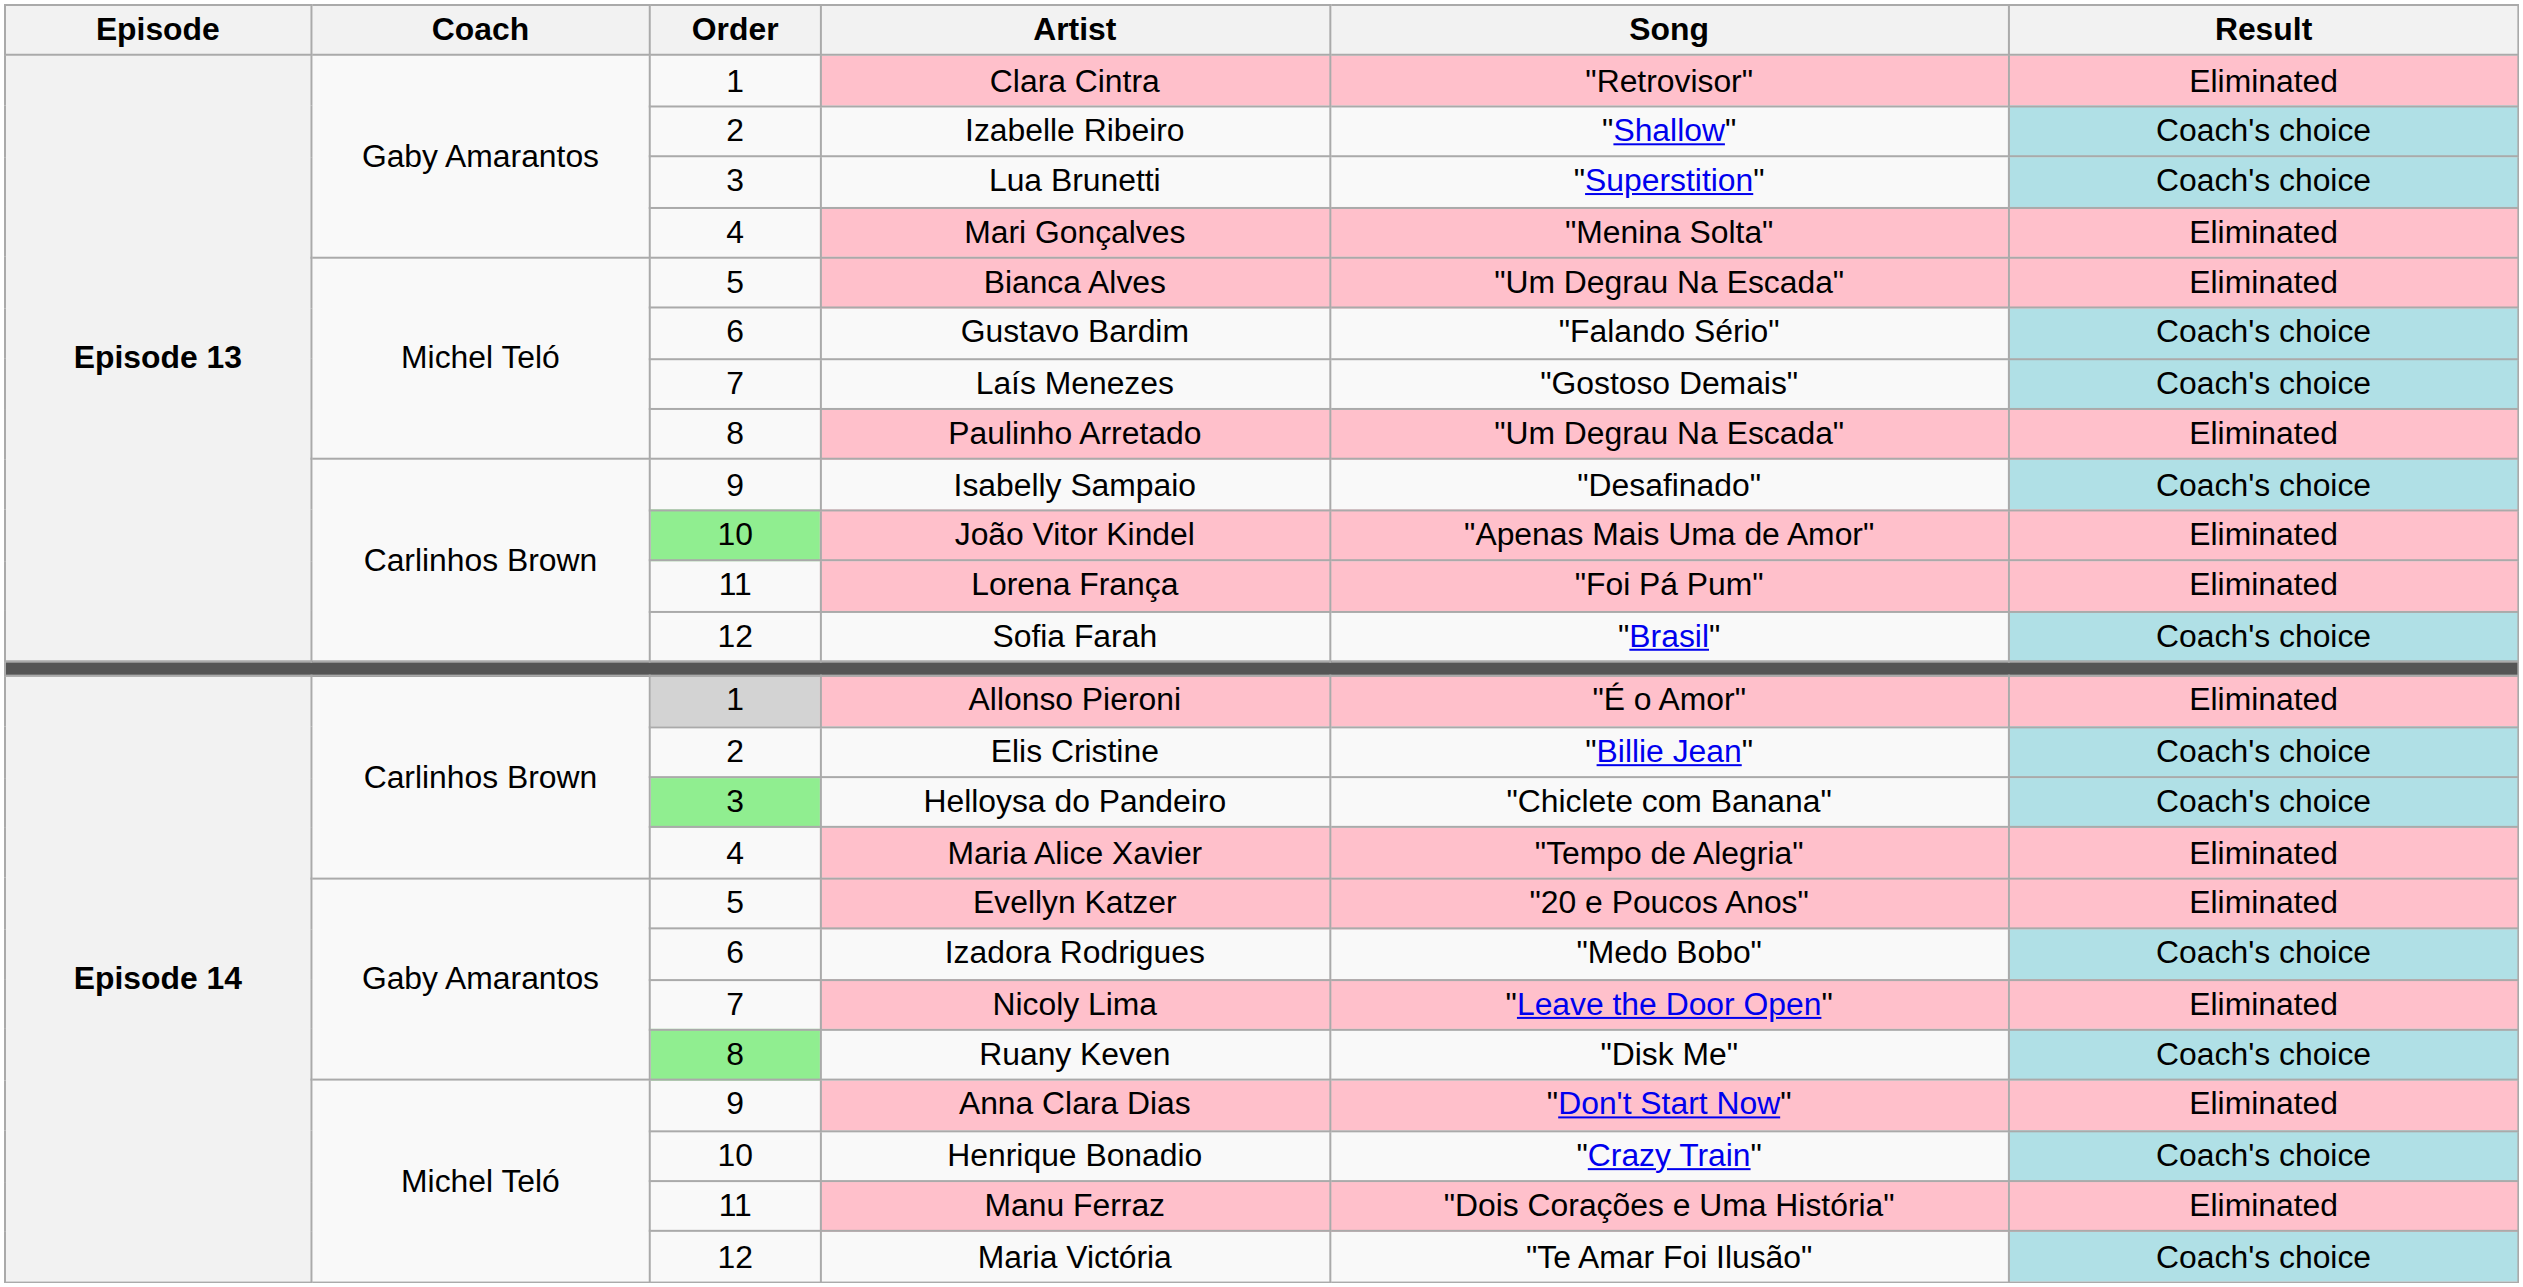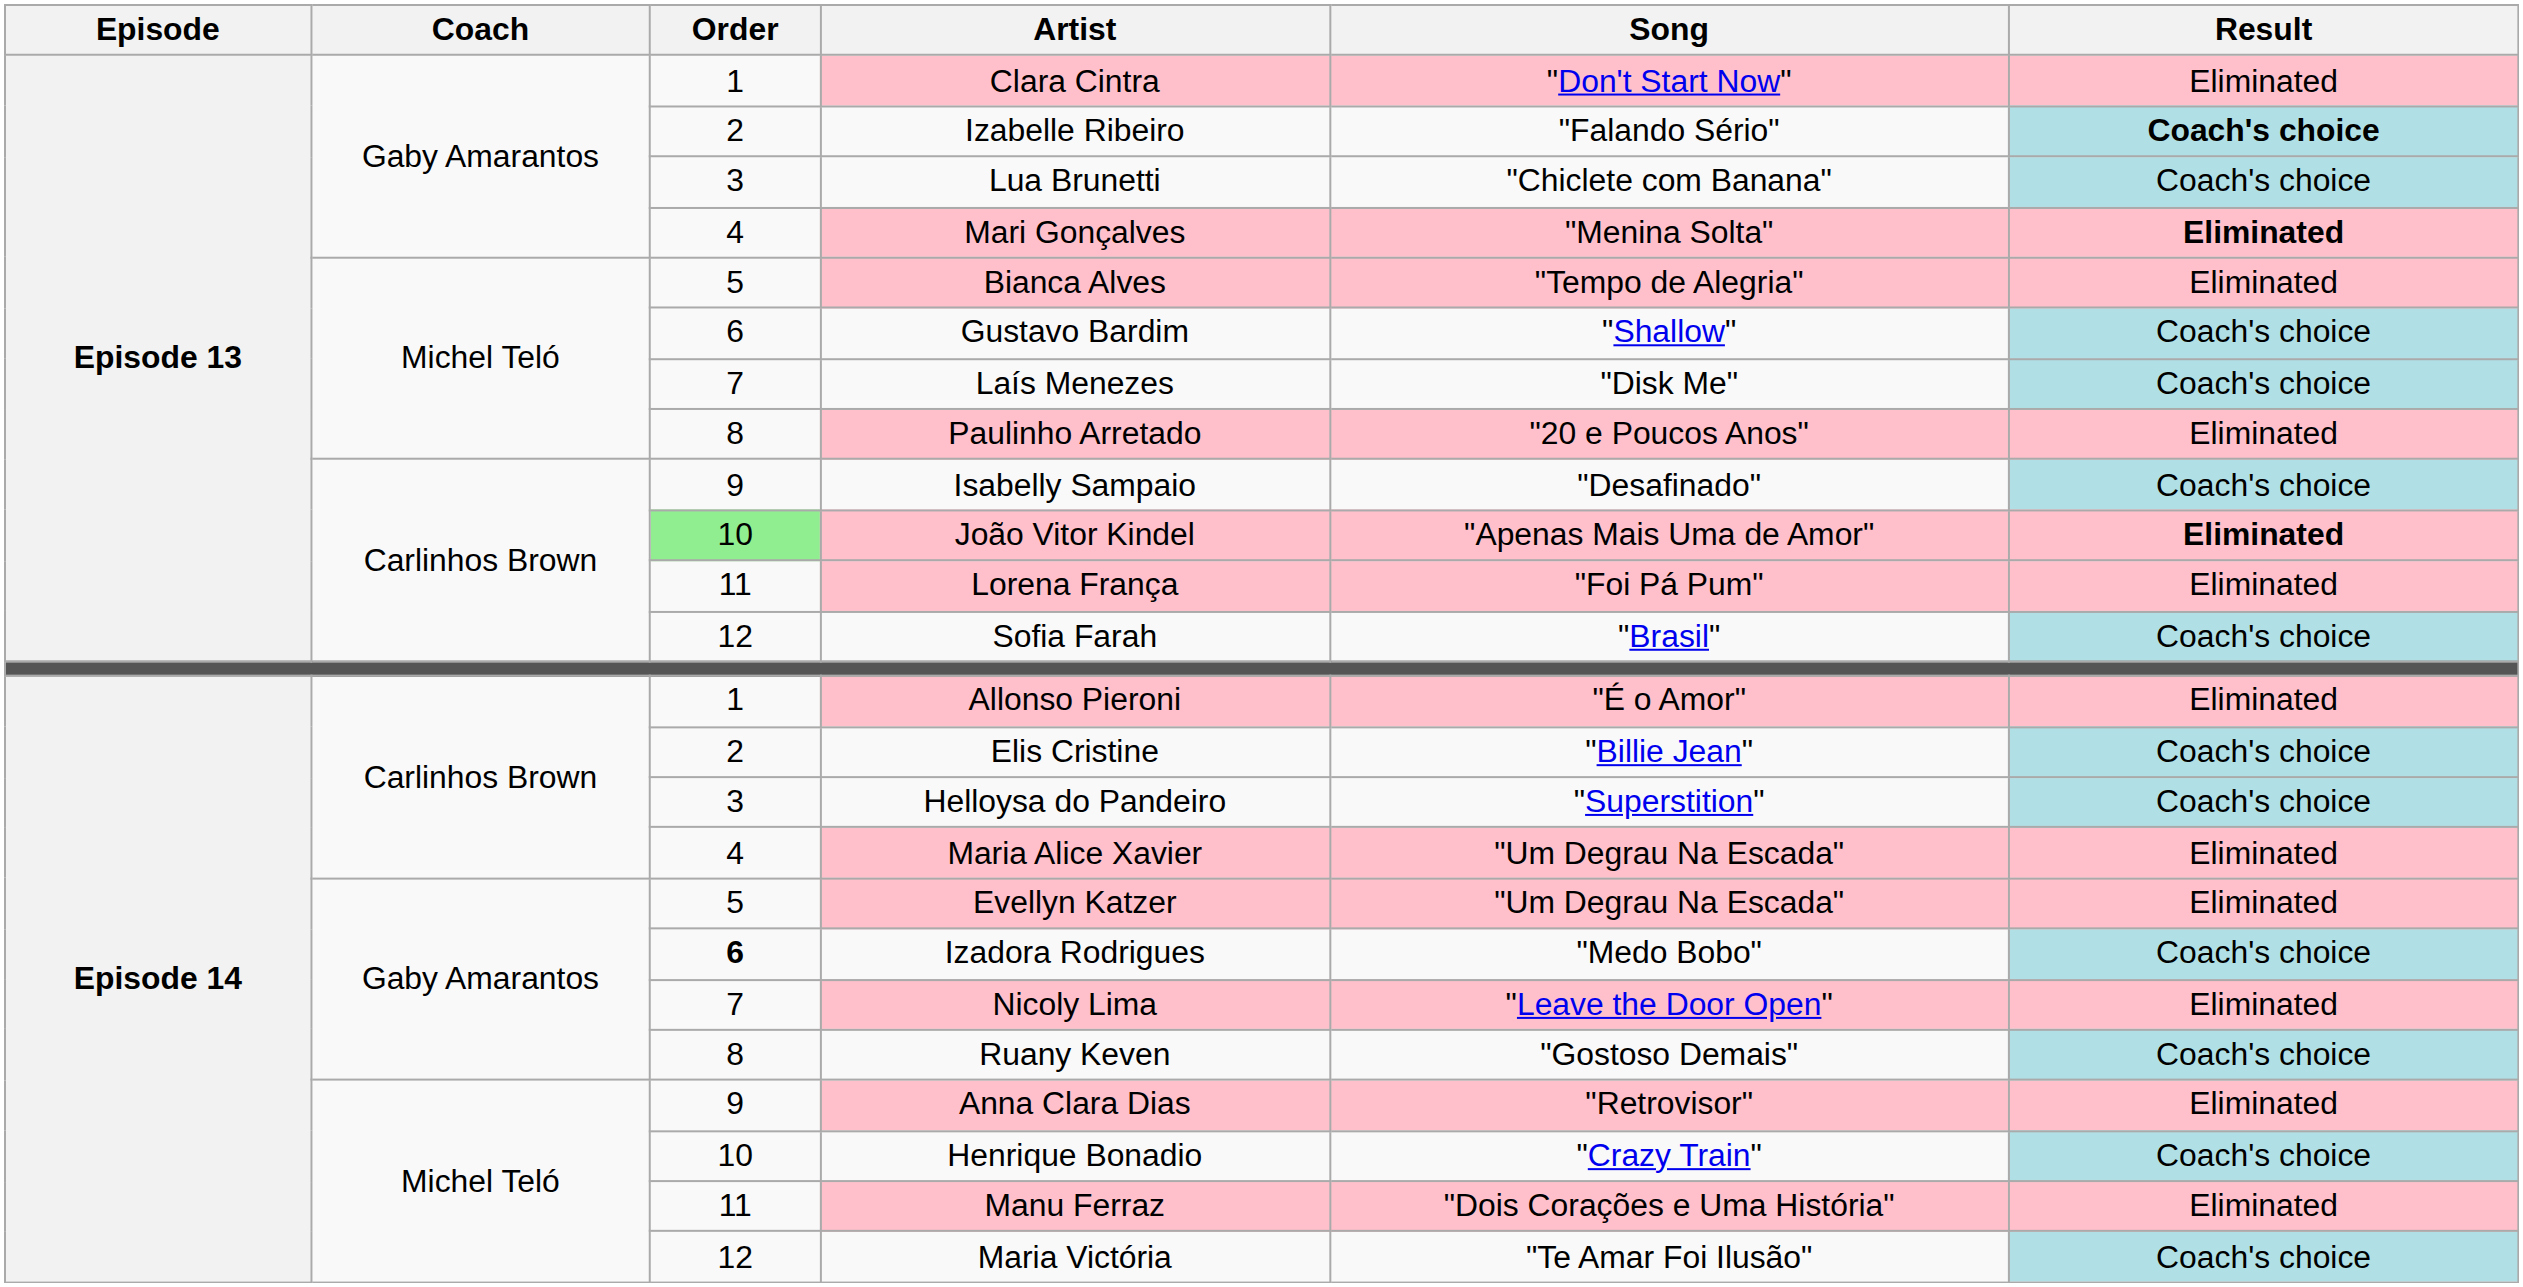(1669, 80) "Retrovisor" -> (1669, 80) "Don't Start Now"
(1669, 130) "Shallow" -> (1669, 130) "Falando Sério"
(2264, 130) normal -> (2264, 130) bold
(1669, 181) "Superstition" -> (1669, 181) "Chiclete com Banana"
(2264, 231) normal -> (2264, 231) bold
(1669, 282) "Um Degrau Na Escada" -> (1669, 282) "Tempo de Alegria"
(1669, 332) "Falando Sério" -> (1669, 332) "Shallow"
(1669, 383) "Gostoso Demais" -> (1669, 383) "Disk Me"
(1669, 433) "Um Degrau Na Escada" -> (1669, 433) "20 e Poucos Anos"
(2264, 534) normal -> (2264, 534) bold
(735, 700) lightgrey background -> (735, 700) no background
(735, 801) lightgreen background -> (735, 801) no background
(1669, 801) "Chiclete com Banana" -> (1669, 801) "Superstition"
(1669, 852) "Tempo de Alegria" -> (1669, 852) "Um Degrau Na Escada"
(1669, 902) "20 e Poucos Anos" -> (1669, 902) "Um Degrau Na Escada"
(735, 953) normal -> (735, 953) bold
(735, 1054) lightgreen background -> (735, 1054) no background
(1669, 1054) "Disk Me" -> (1669, 1054) "Gostoso Demais"
(1669, 1104) "Don't Start Now" -> (1669, 1104) "Retrovisor"
